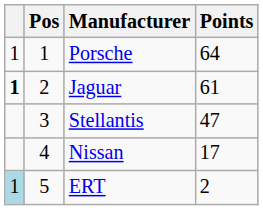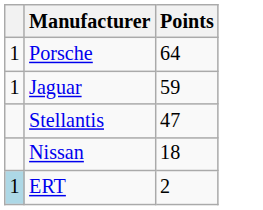- column: (44, 20)
(15, 87) bold -> (15, 87) normal
(210, 87) 61 -> (170, 87) 59
(210, 153) 17 -> (170, 153) 18
